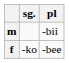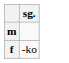- column: (52, 13)
